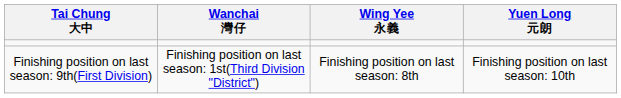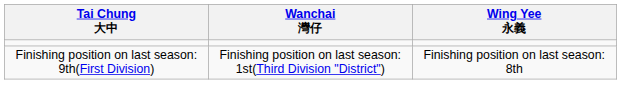- column: (540, 21)
